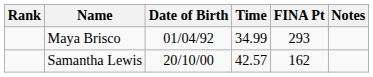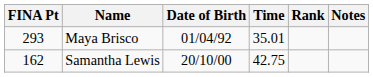columns swapped: (24, 15) <-> (299, 15)
(251, 38) 34.99 -> (269, 38) 35.01
(251, 60) 42.57 -> (269, 60) 42.75
